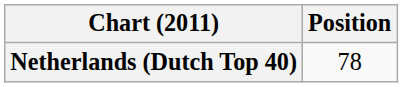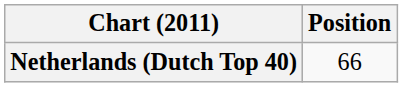(350, 61) 78 -> (350, 61) 66
